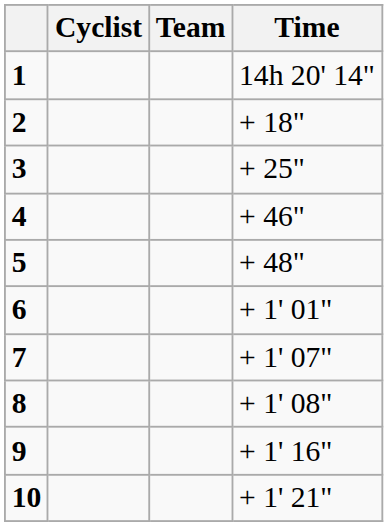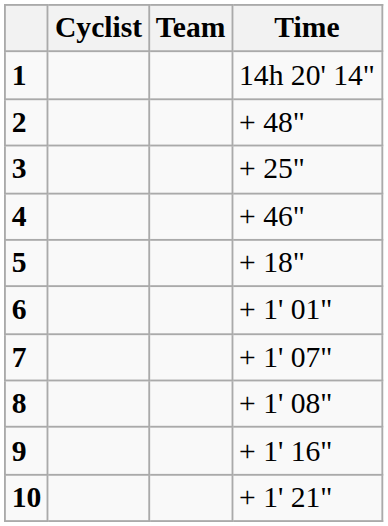(272, 121) + 18" -> (272, 121) + 48"
(272, 262) + 48" -> (272, 262) + 18"
